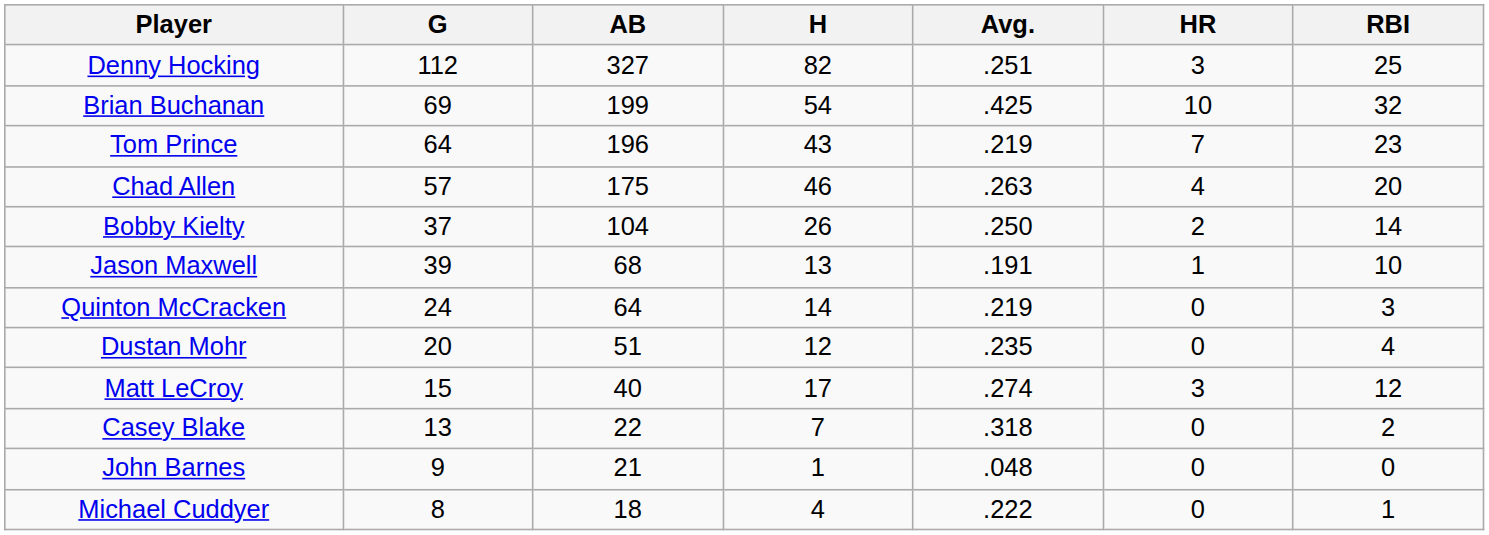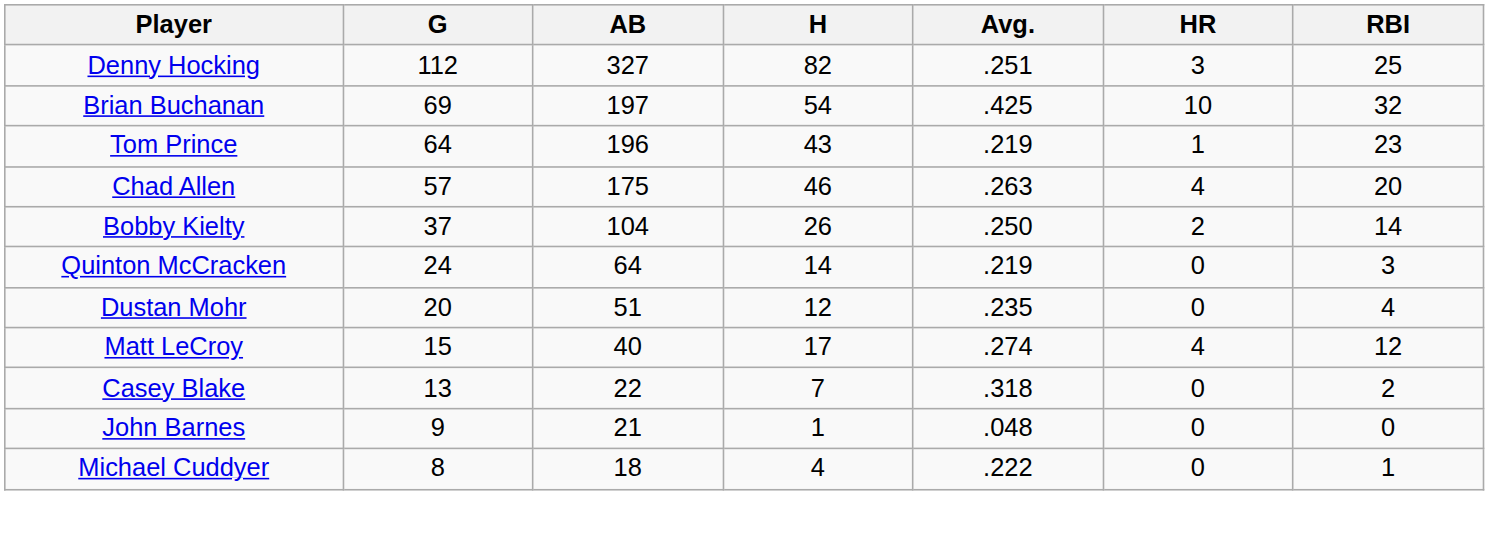(628, 105) 199 -> (628, 105) 197
(1198, 145) 7 -> (1198, 145) 1
- row: (174, 266)
(1198, 387) 3 -> (1198, 347) 4
